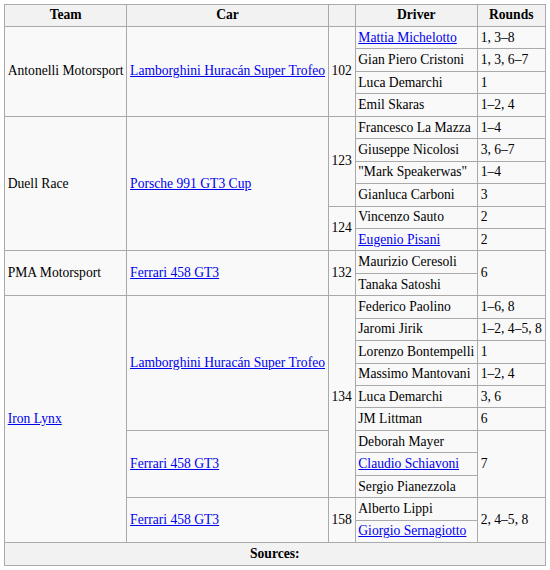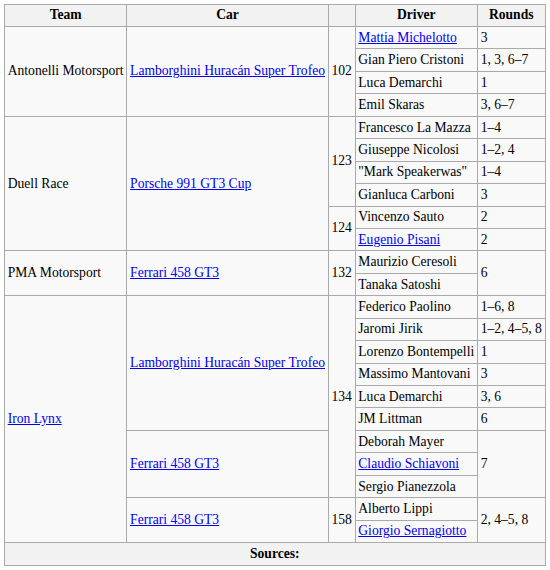(498, 37) 1, 3–8 -> (484, 37) 3
(498, 105) 1–2, 4 -> (498, 105) 3, 6–7
(498, 149) 3, 6–7 -> (498, 149) 1–2, 4
(498, 374) 1–2, 4 -> (484, 374) 3
